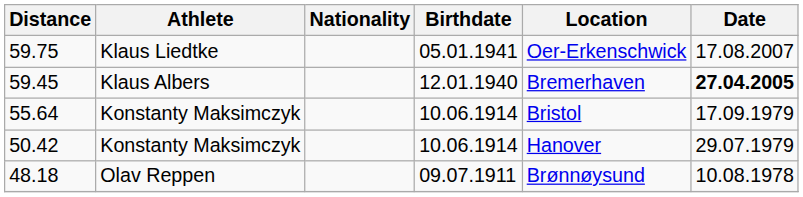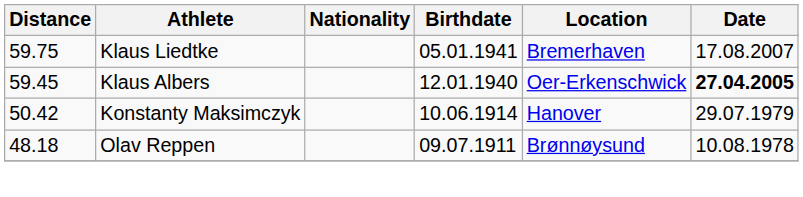(607, 51) Oer-Erkenschwick -> (586, 51) Bremerhaven
(586, 82) Bremerhaven -> (607, 82) Oer-Erkenschwick
- row: (34, 113)
